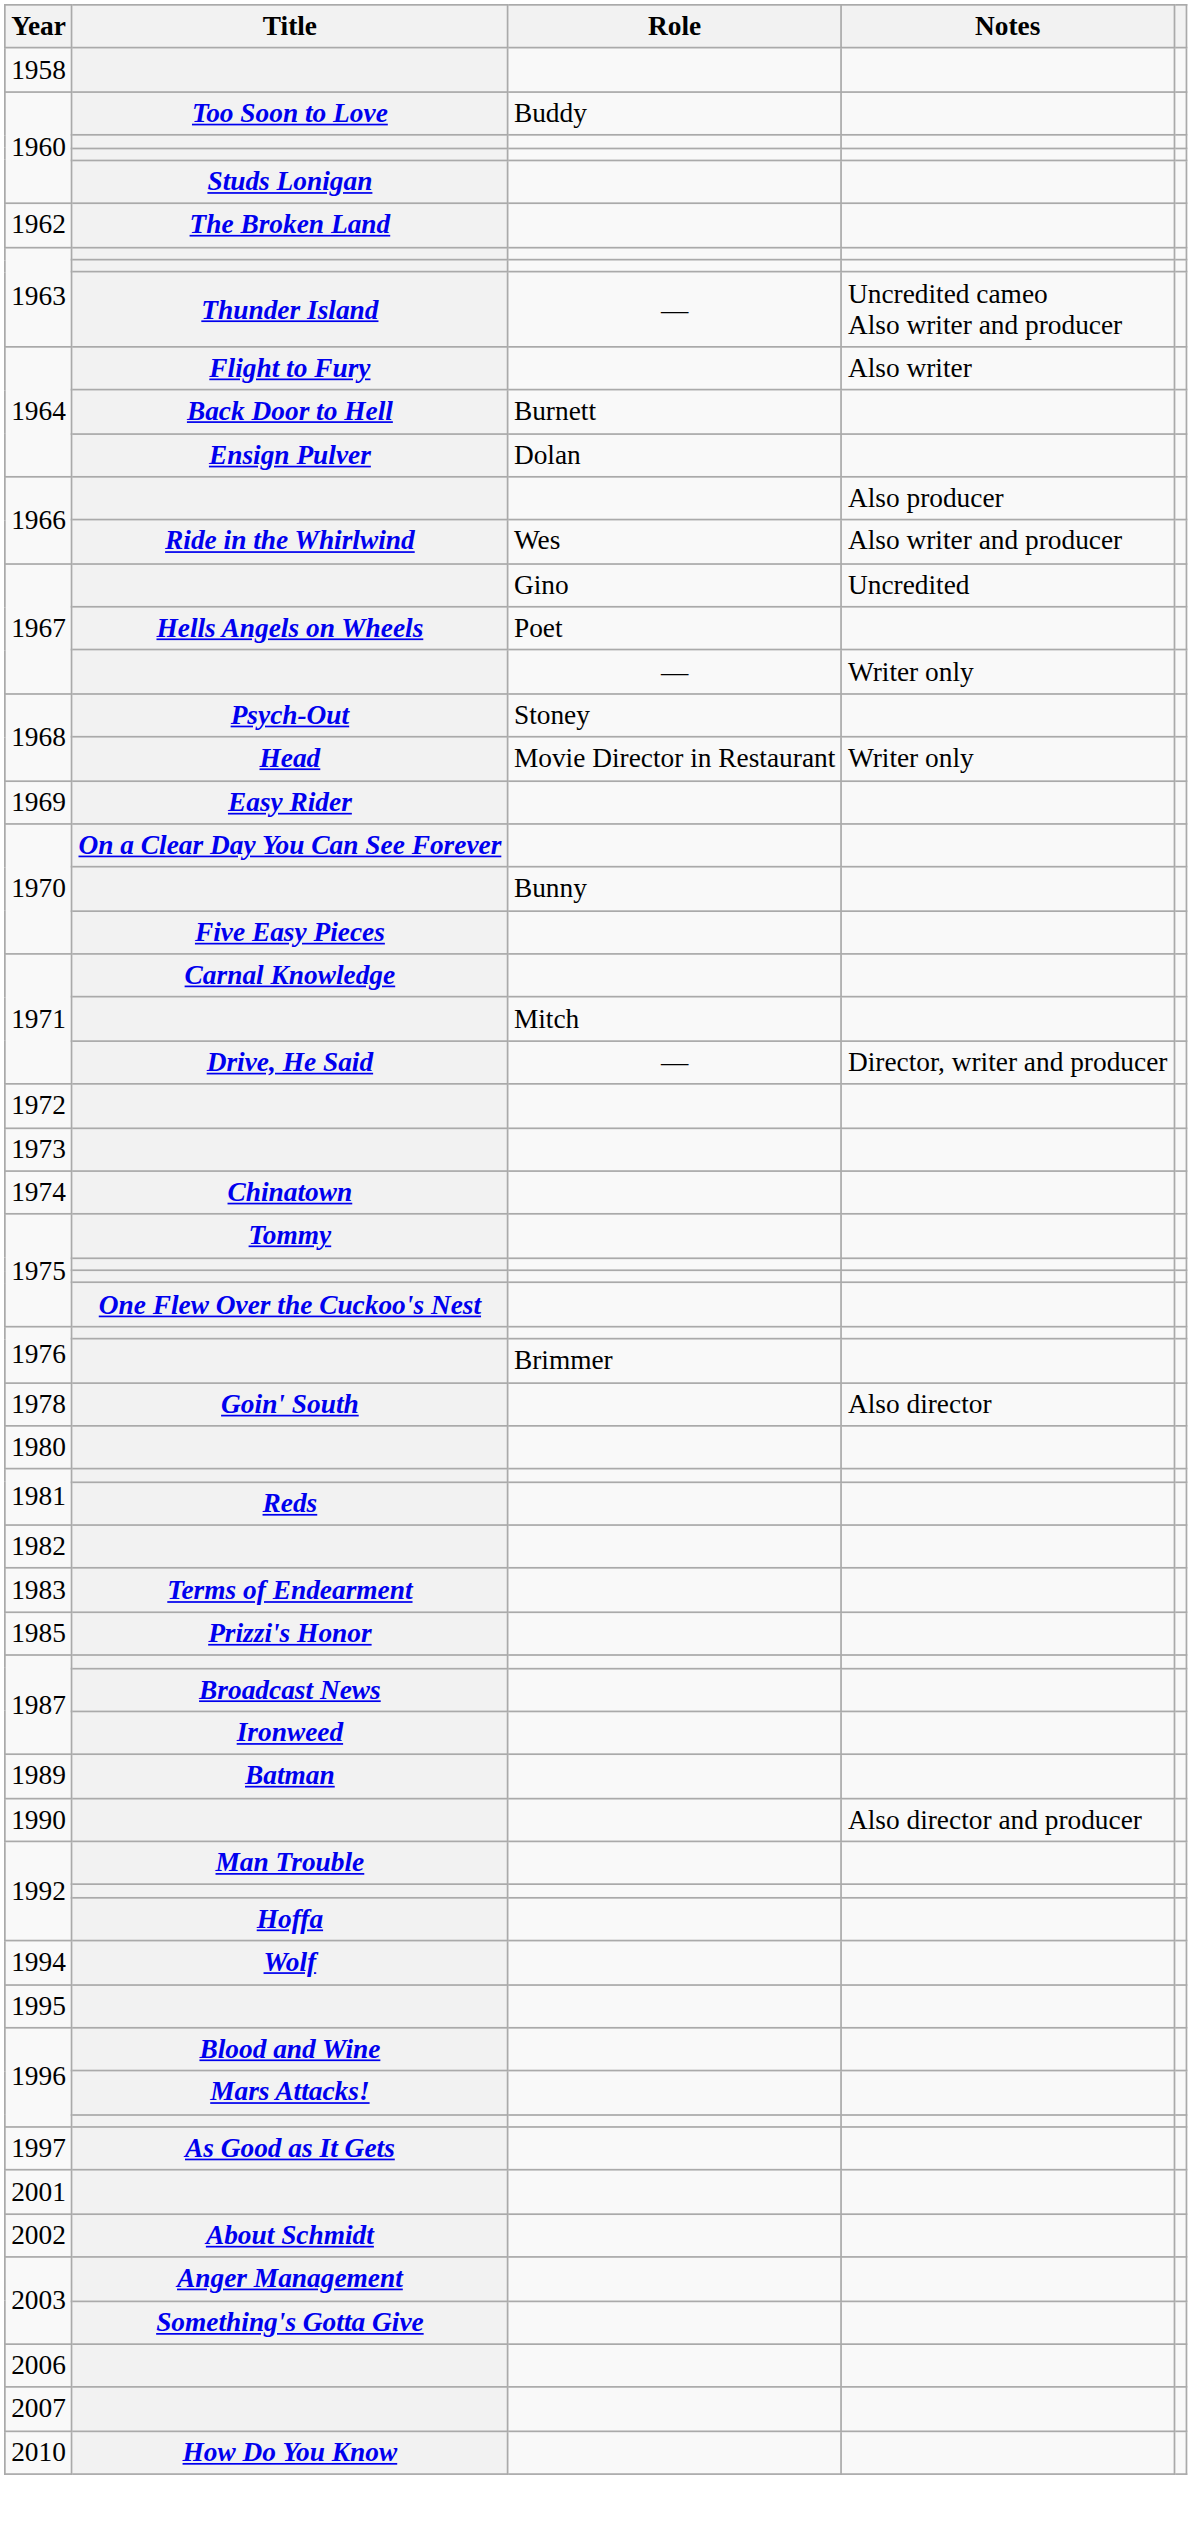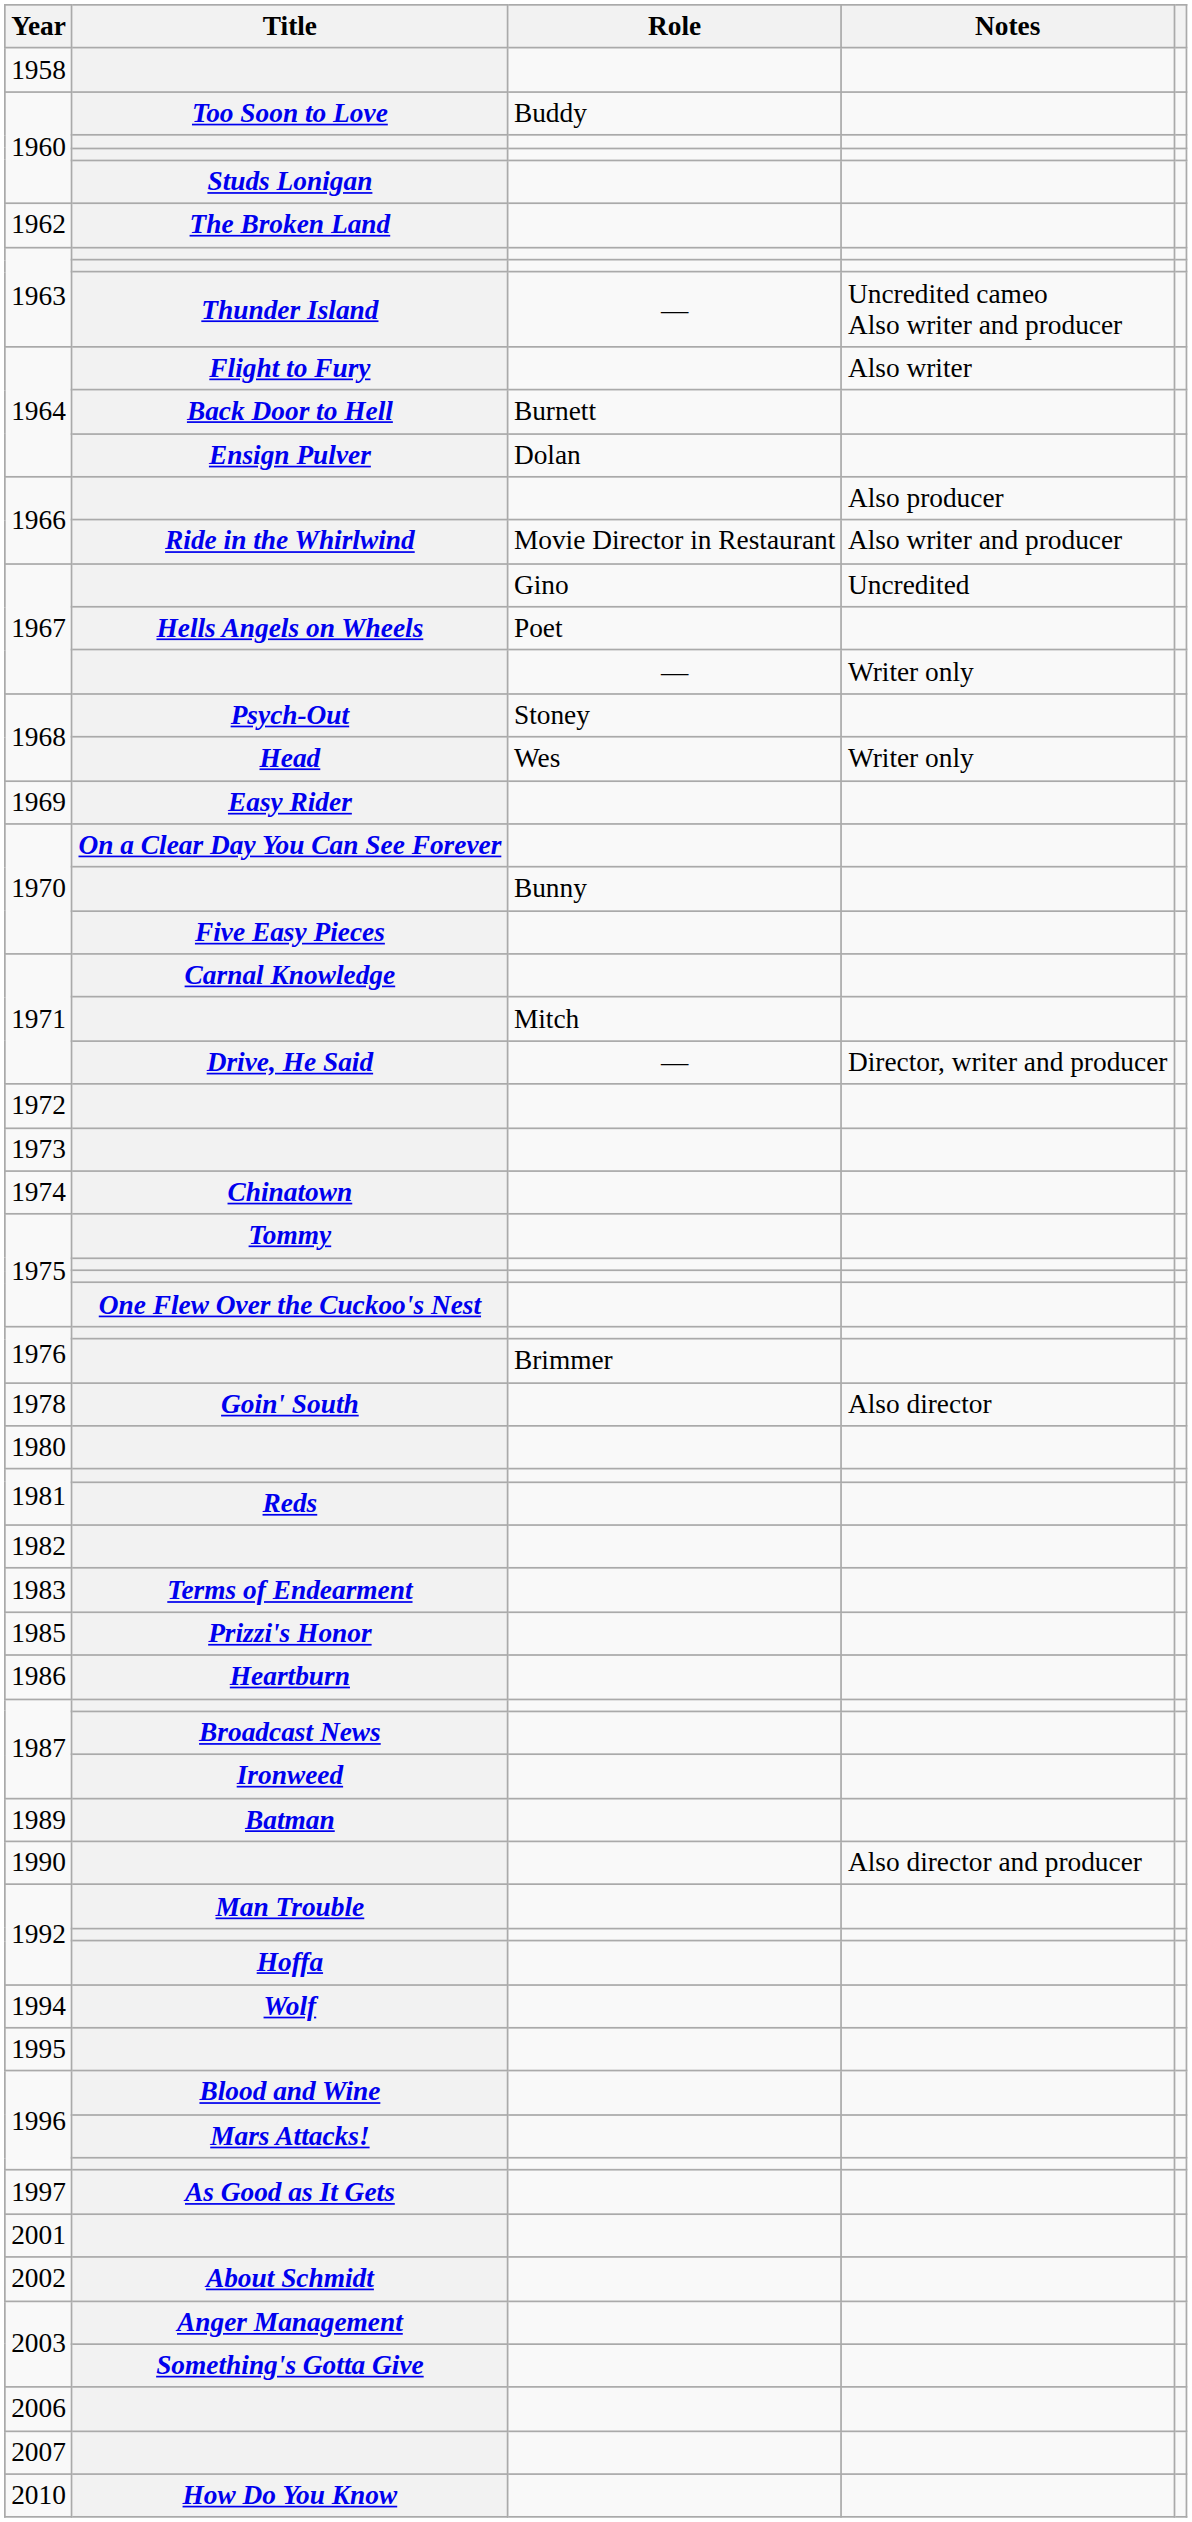(537, 541) Wes -> (675, 541) Movie Director in Restaurant
(675, 758) Movie Director in Restaurant -> (537, 758) Wes
+ row: (39, 1676)
